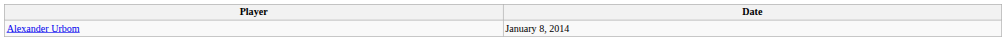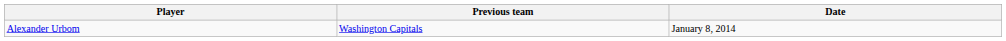+ column: (503, 12)
